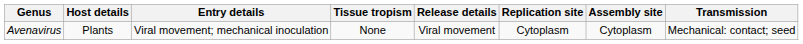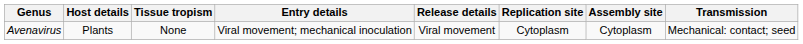columns swapped: (373, 13) <-> (231, 13)
